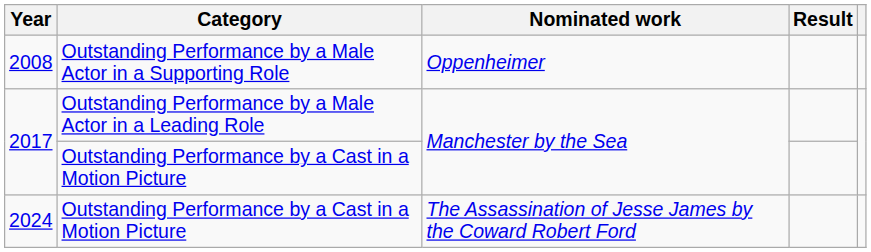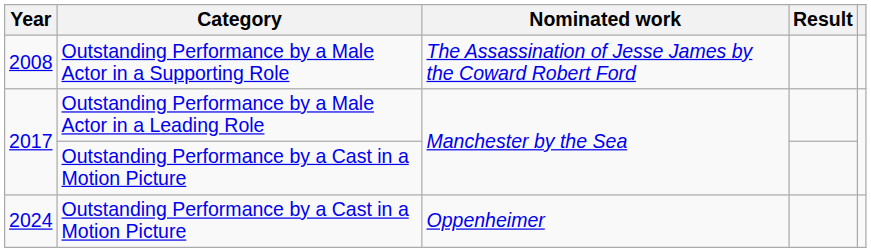(486, 61) Oppenheimer -> (589, 61) The Assassination of Jesse James by the Coward Robert Ford
(589, 220) The Assassination of Jesse James by the Coward Robert Ford -> (486, 220) Oppenheimer
